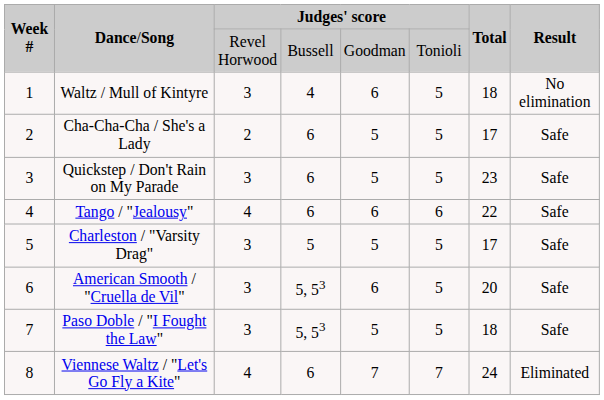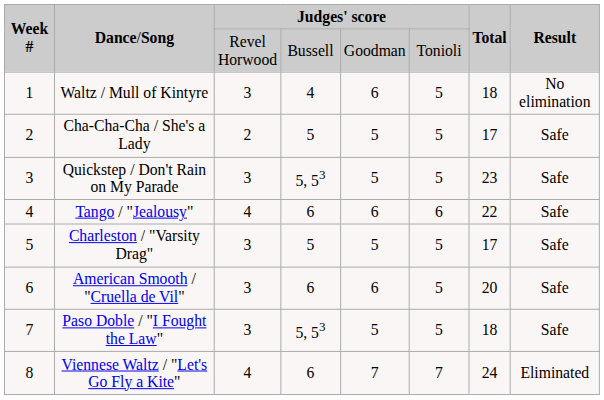(310, 135) 6 -> (310, 135) 5
(310, 178) 6 -> (310, 178) 5, 53
(310, 288) 5, 53 -> (310, 288) 6
